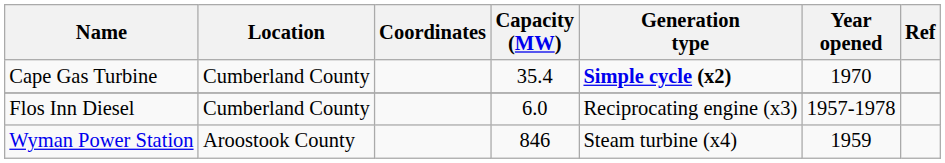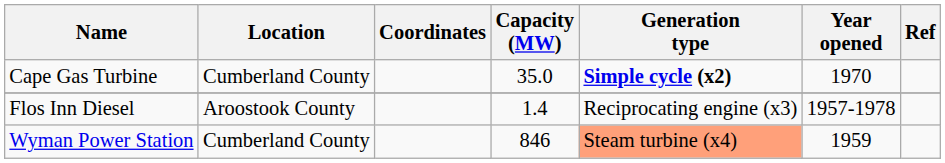(535, 76) 35.4 -> (535, 76) 35.0
(286, 108) Cumberland County -> (279, 108) Aroostook County
(535, 108) 6.0 -> (535, 108) 1.4
(279, 141) Aroostook County -> (286, 141) Cumberland County
(660, 141) no background -> (660, 141) lightsalmon background
